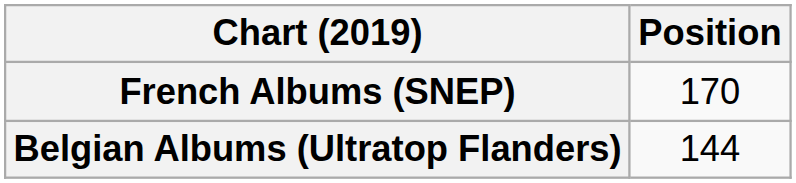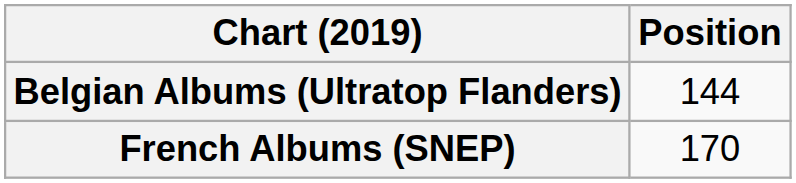rows swapped: (318, 148) <-> (318, 90)
